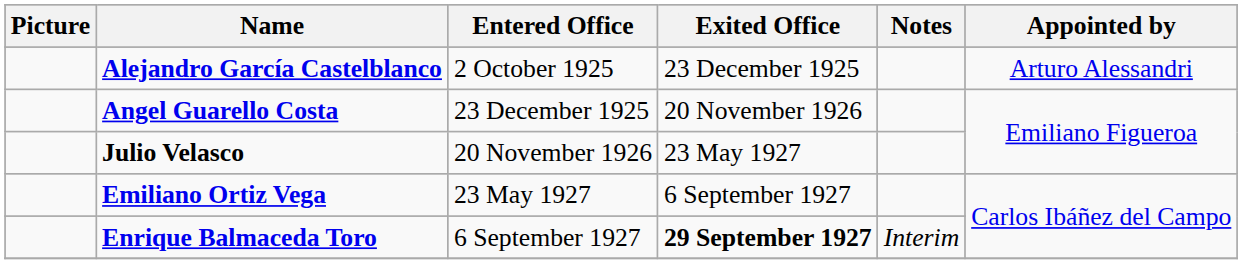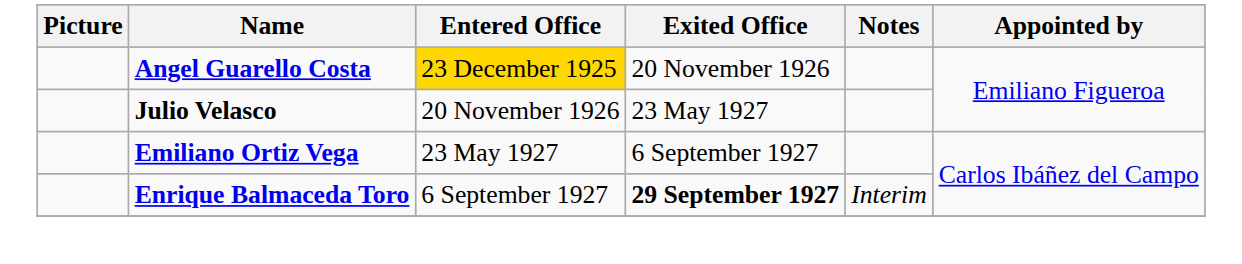- row: (272, 68)
(552, 110) no background -> (519, 68) gold background
